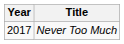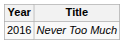(19, 30) 2017 -> (19, 30) 2016
